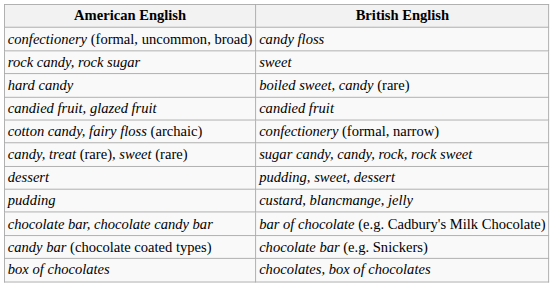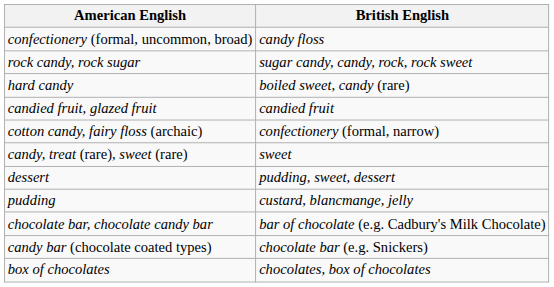(275, 62) sweet -> (366, 62) sugar candy, candy, rock, rock sweet
(366, 154) sugar candy, candy, rock, rock sweet -> (275, 154) sweet
